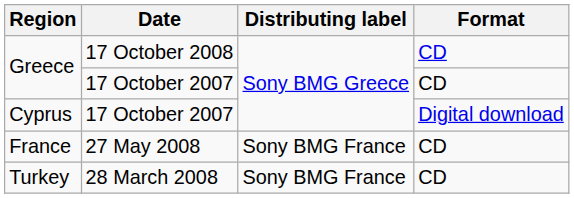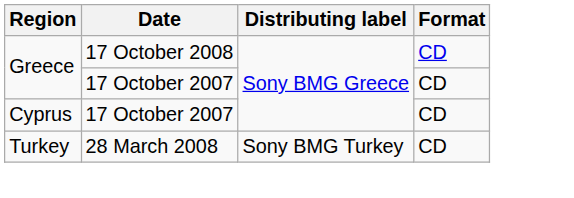(491, 114) Digital download -> (433, 114) CD
- row: (40, 146)
(324, 177) Sony BMG France -> (323, 146) Sony BMG Turkey
